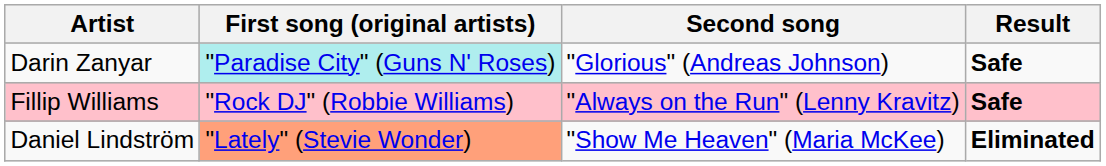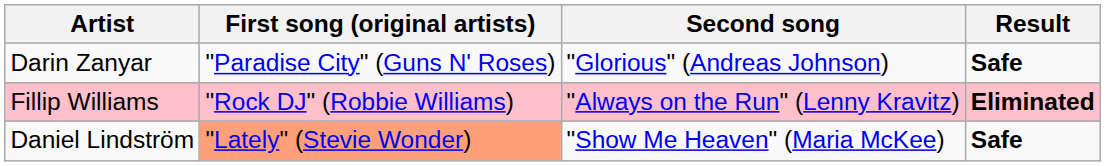(380, 62) paleturquoise background -> (380, 62) no background
(997, 101) Safe -> (1033, 101) Eliminated
(1033, 140) Eliminated -> (997, 140) Safe
